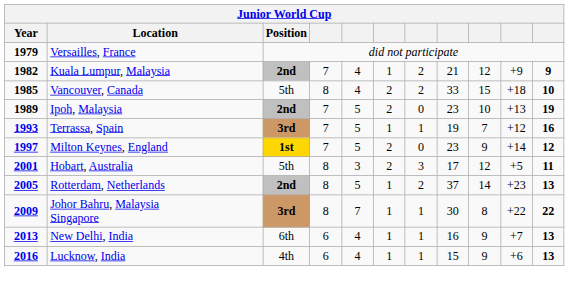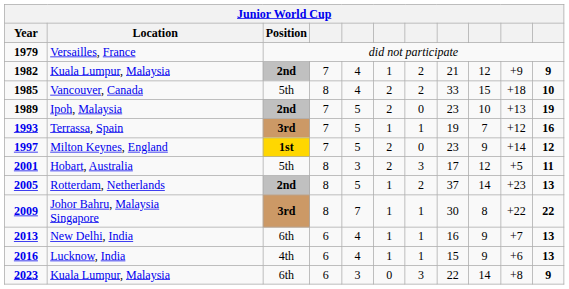+ row: (26, 274)
